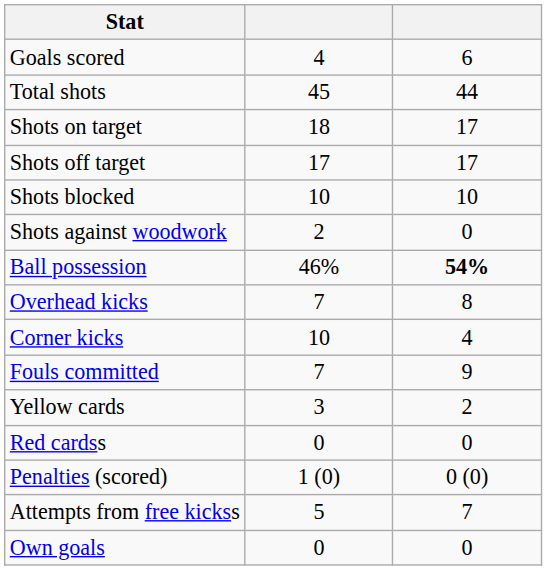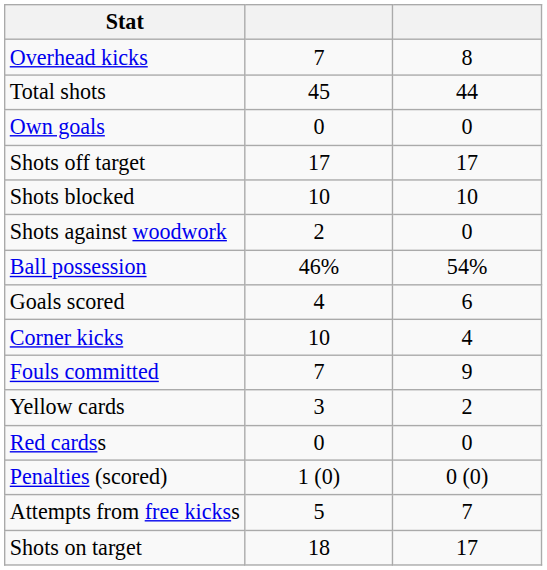rows swapped: (67, 57) <-> (79, 302)
rows swapped: (76, 127) <-> (57, 547)
(467, 267) bold -> (467, 267) normal
